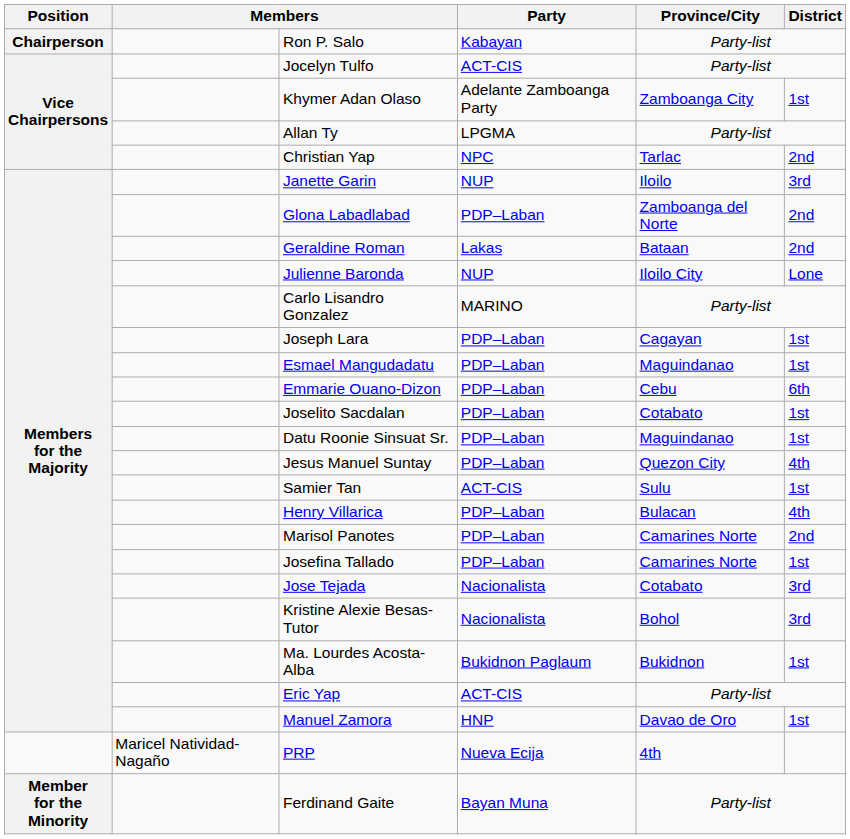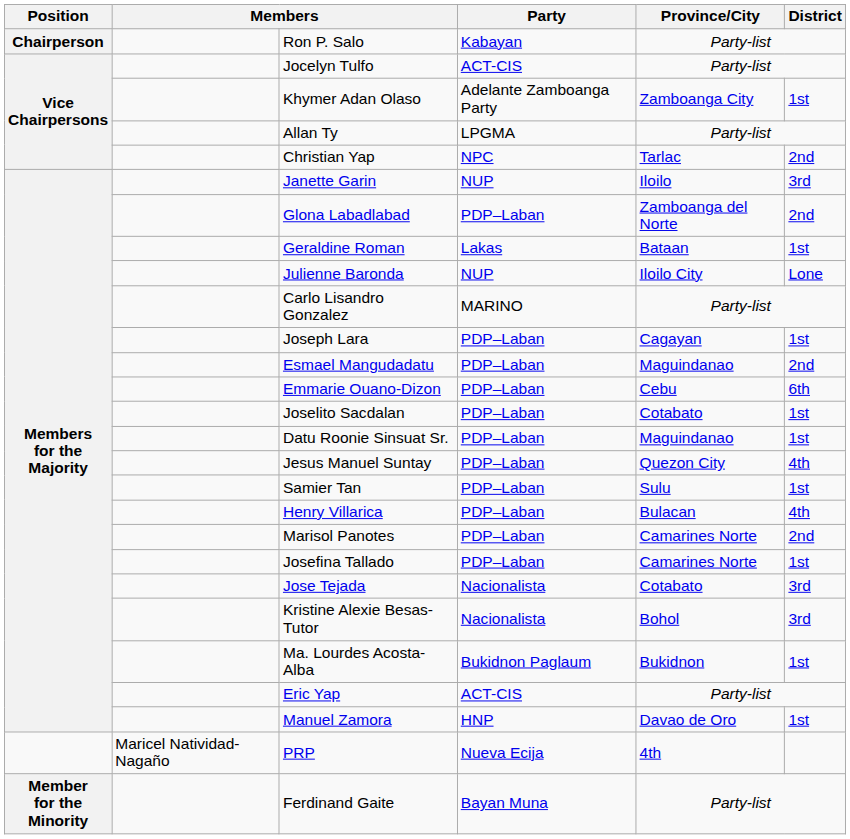(801, 248) 2nd -> (799, 248) 1st
(799, 364) 1st -> (801, 364) 2nd
(491, 487) ACT-CIS -> (503, 487) PDP–Laban
